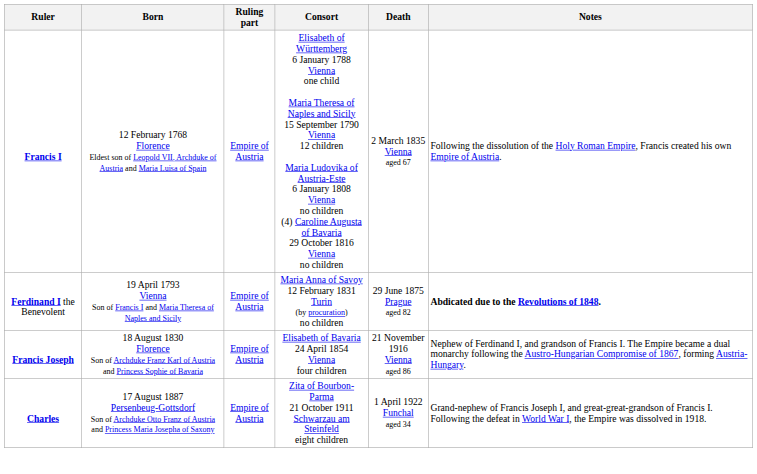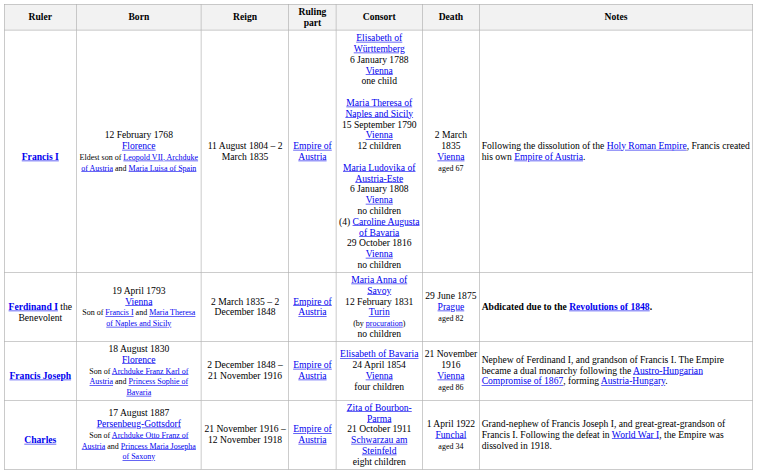+ column: (245, 17)
